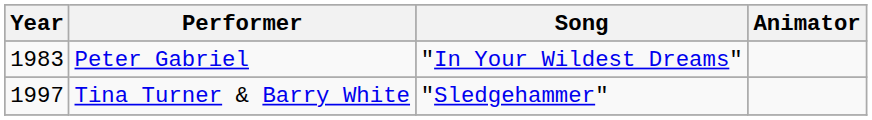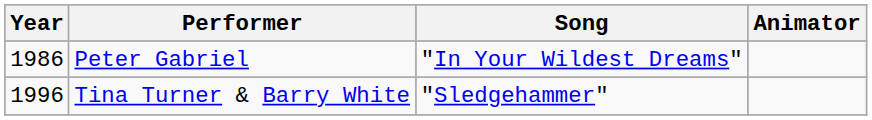(37, 60) 1983 -> (37, 60) 1986
(37, 96) 1997 -> (37, 96) 1996
